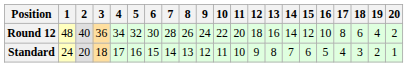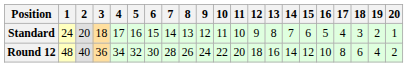rows swapped: (31, 52) <-> (31, 33)
